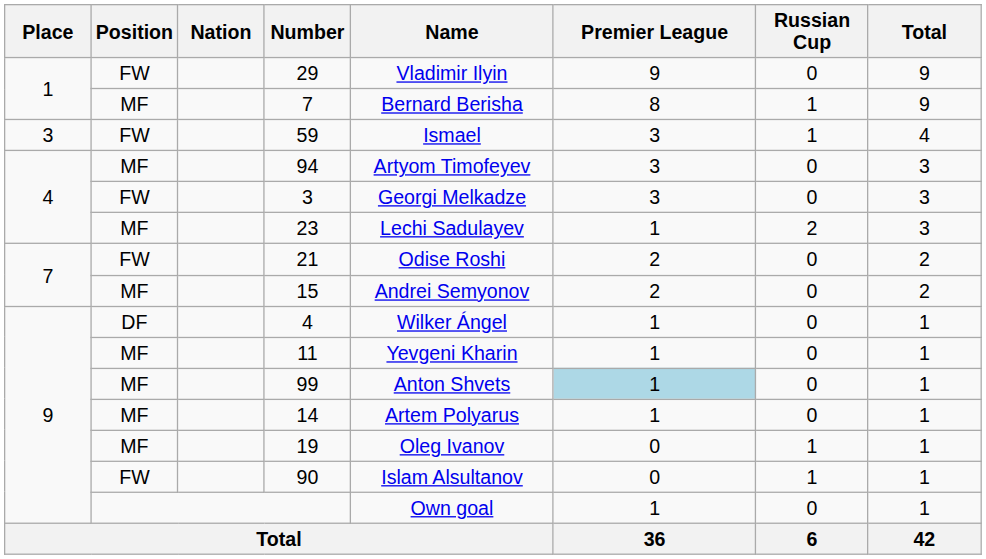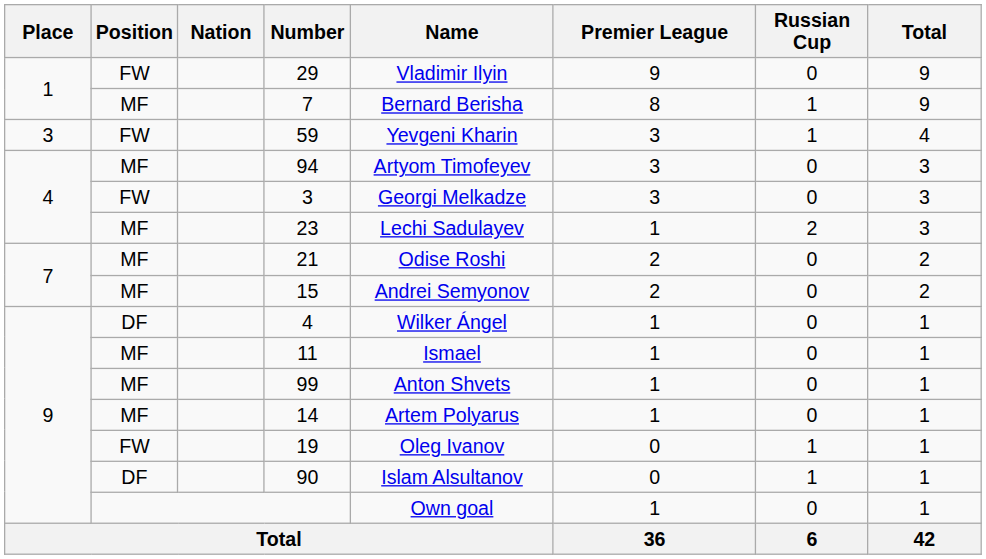(452, 135) Ismael -> (452, 135) Yevgeni Kharin
(134, 260) FW -> (134, 260) MF
(452, 353) Yevgeni Kharin -> (452, 353) Ismael
(655, 384) lightblue background -> (655, 384) no background
(134, 446) MF -> (134, 446) FW
(134, 477) FW -> (134, 477) DF
